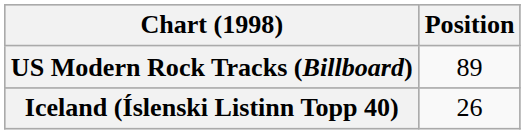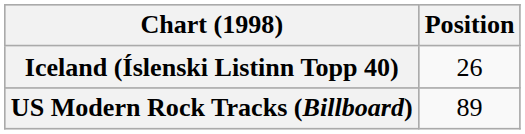rows swapped: (212, 107) <-> (212, 66)
